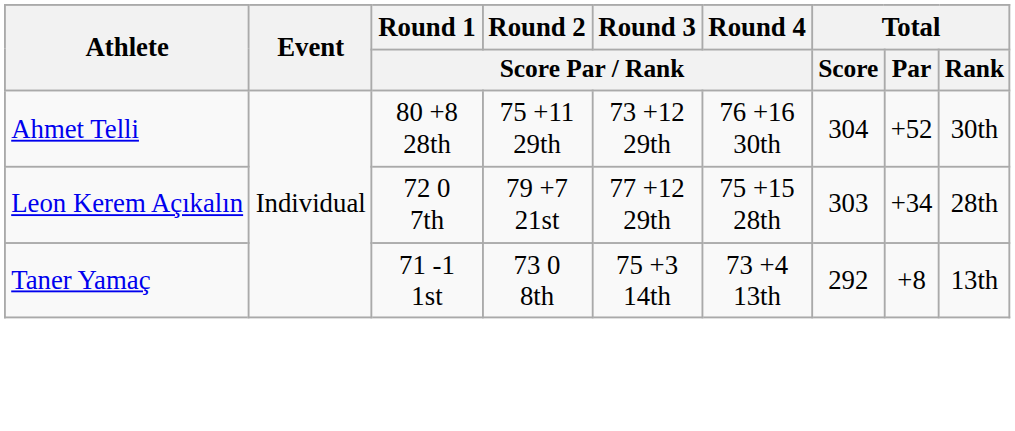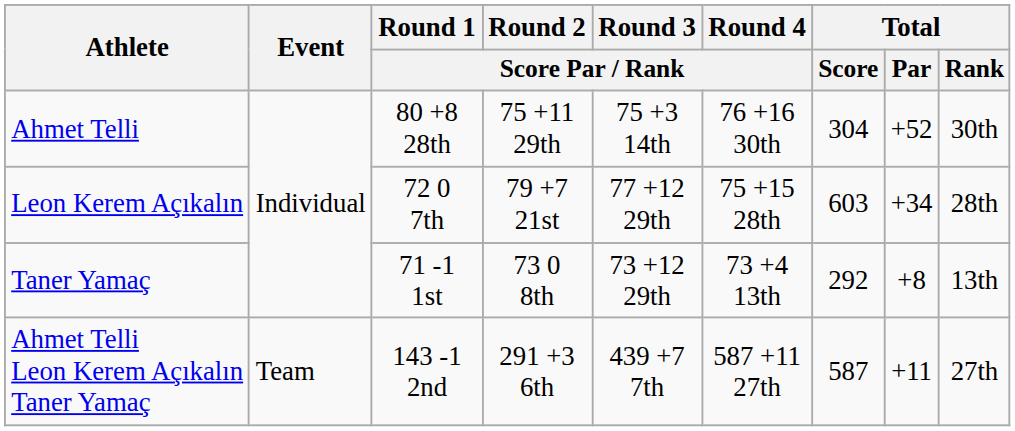(647, 128) 73 +12 29th -> (647, 128) 75 +3 14th
(848, 204) 303 -> (848, 204) 603
(647, 280) 75 +3 14th -> (647, 280) 73 +12 29th
+ row: (127, 371)
